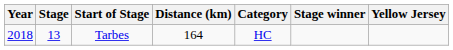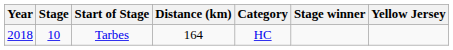(54, 34) 13 -> (54, 34) 10
